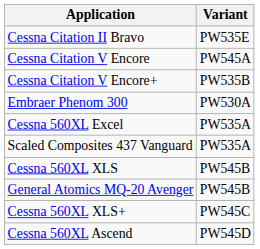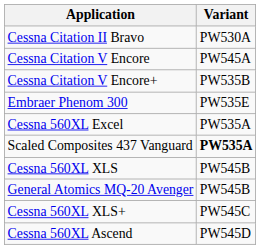(225, 37) PW535E -> (225, 37) PW530A
(225, 102) PW530A -> (225, 102) PW535E
(225, 146) normal -> (226, 146) bold
